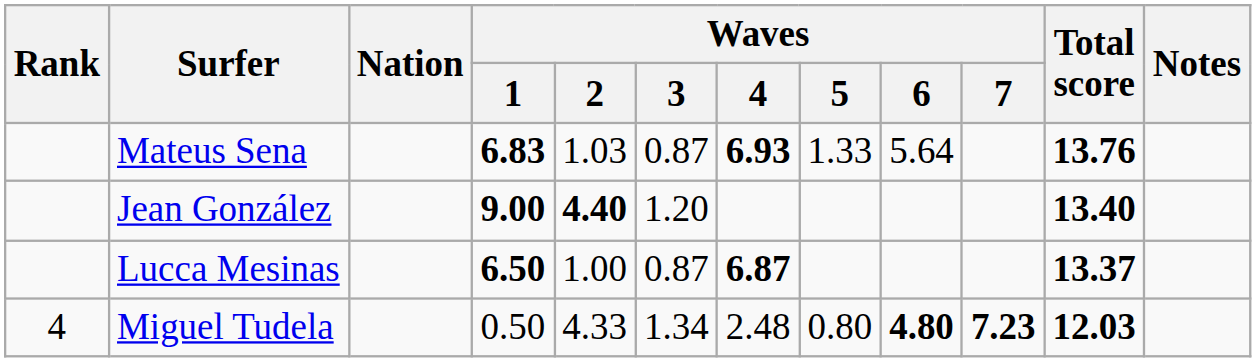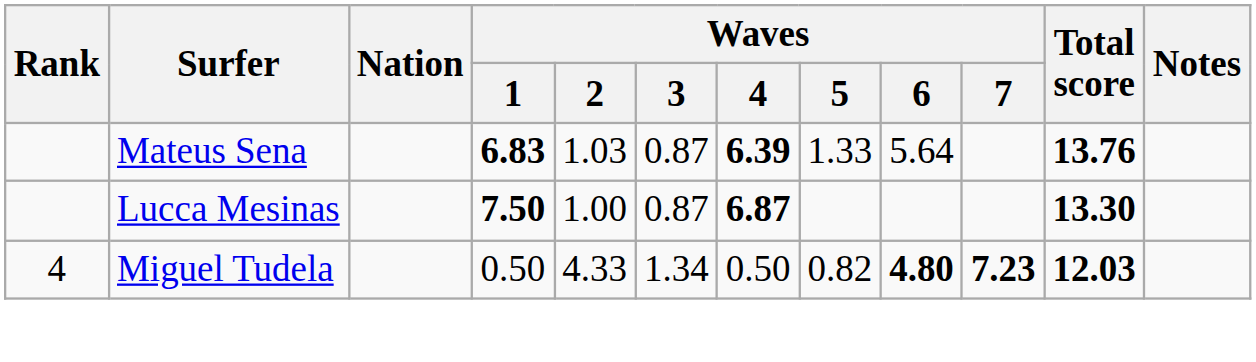(758, 151) 6.93 -> (758, 151) 6.39
- row: (224, 209)
(513, 268) 6.50 -> (513, 209) 7.50
(1094, 268) 13.37 -> (1094, 209) 13.30
(758, 326) 2.48 -> (758, 268) 0.50
(840, 326) 0.80 -> (840, 268) 0.82
